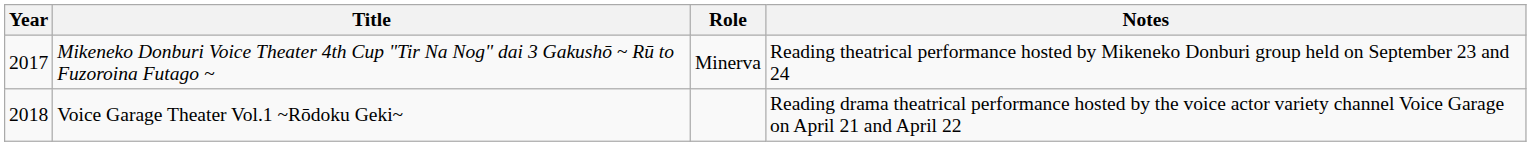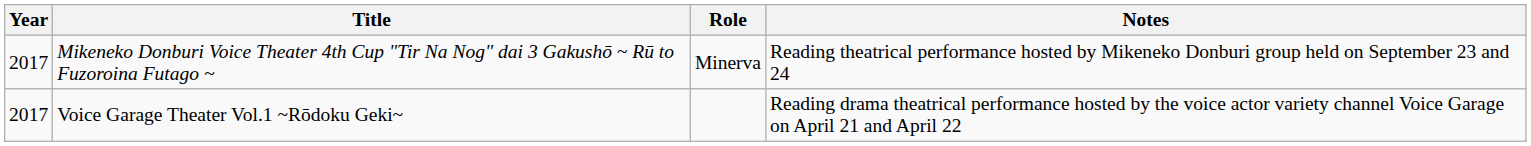(29, 114) 2018 -> (29, 114) 2017
